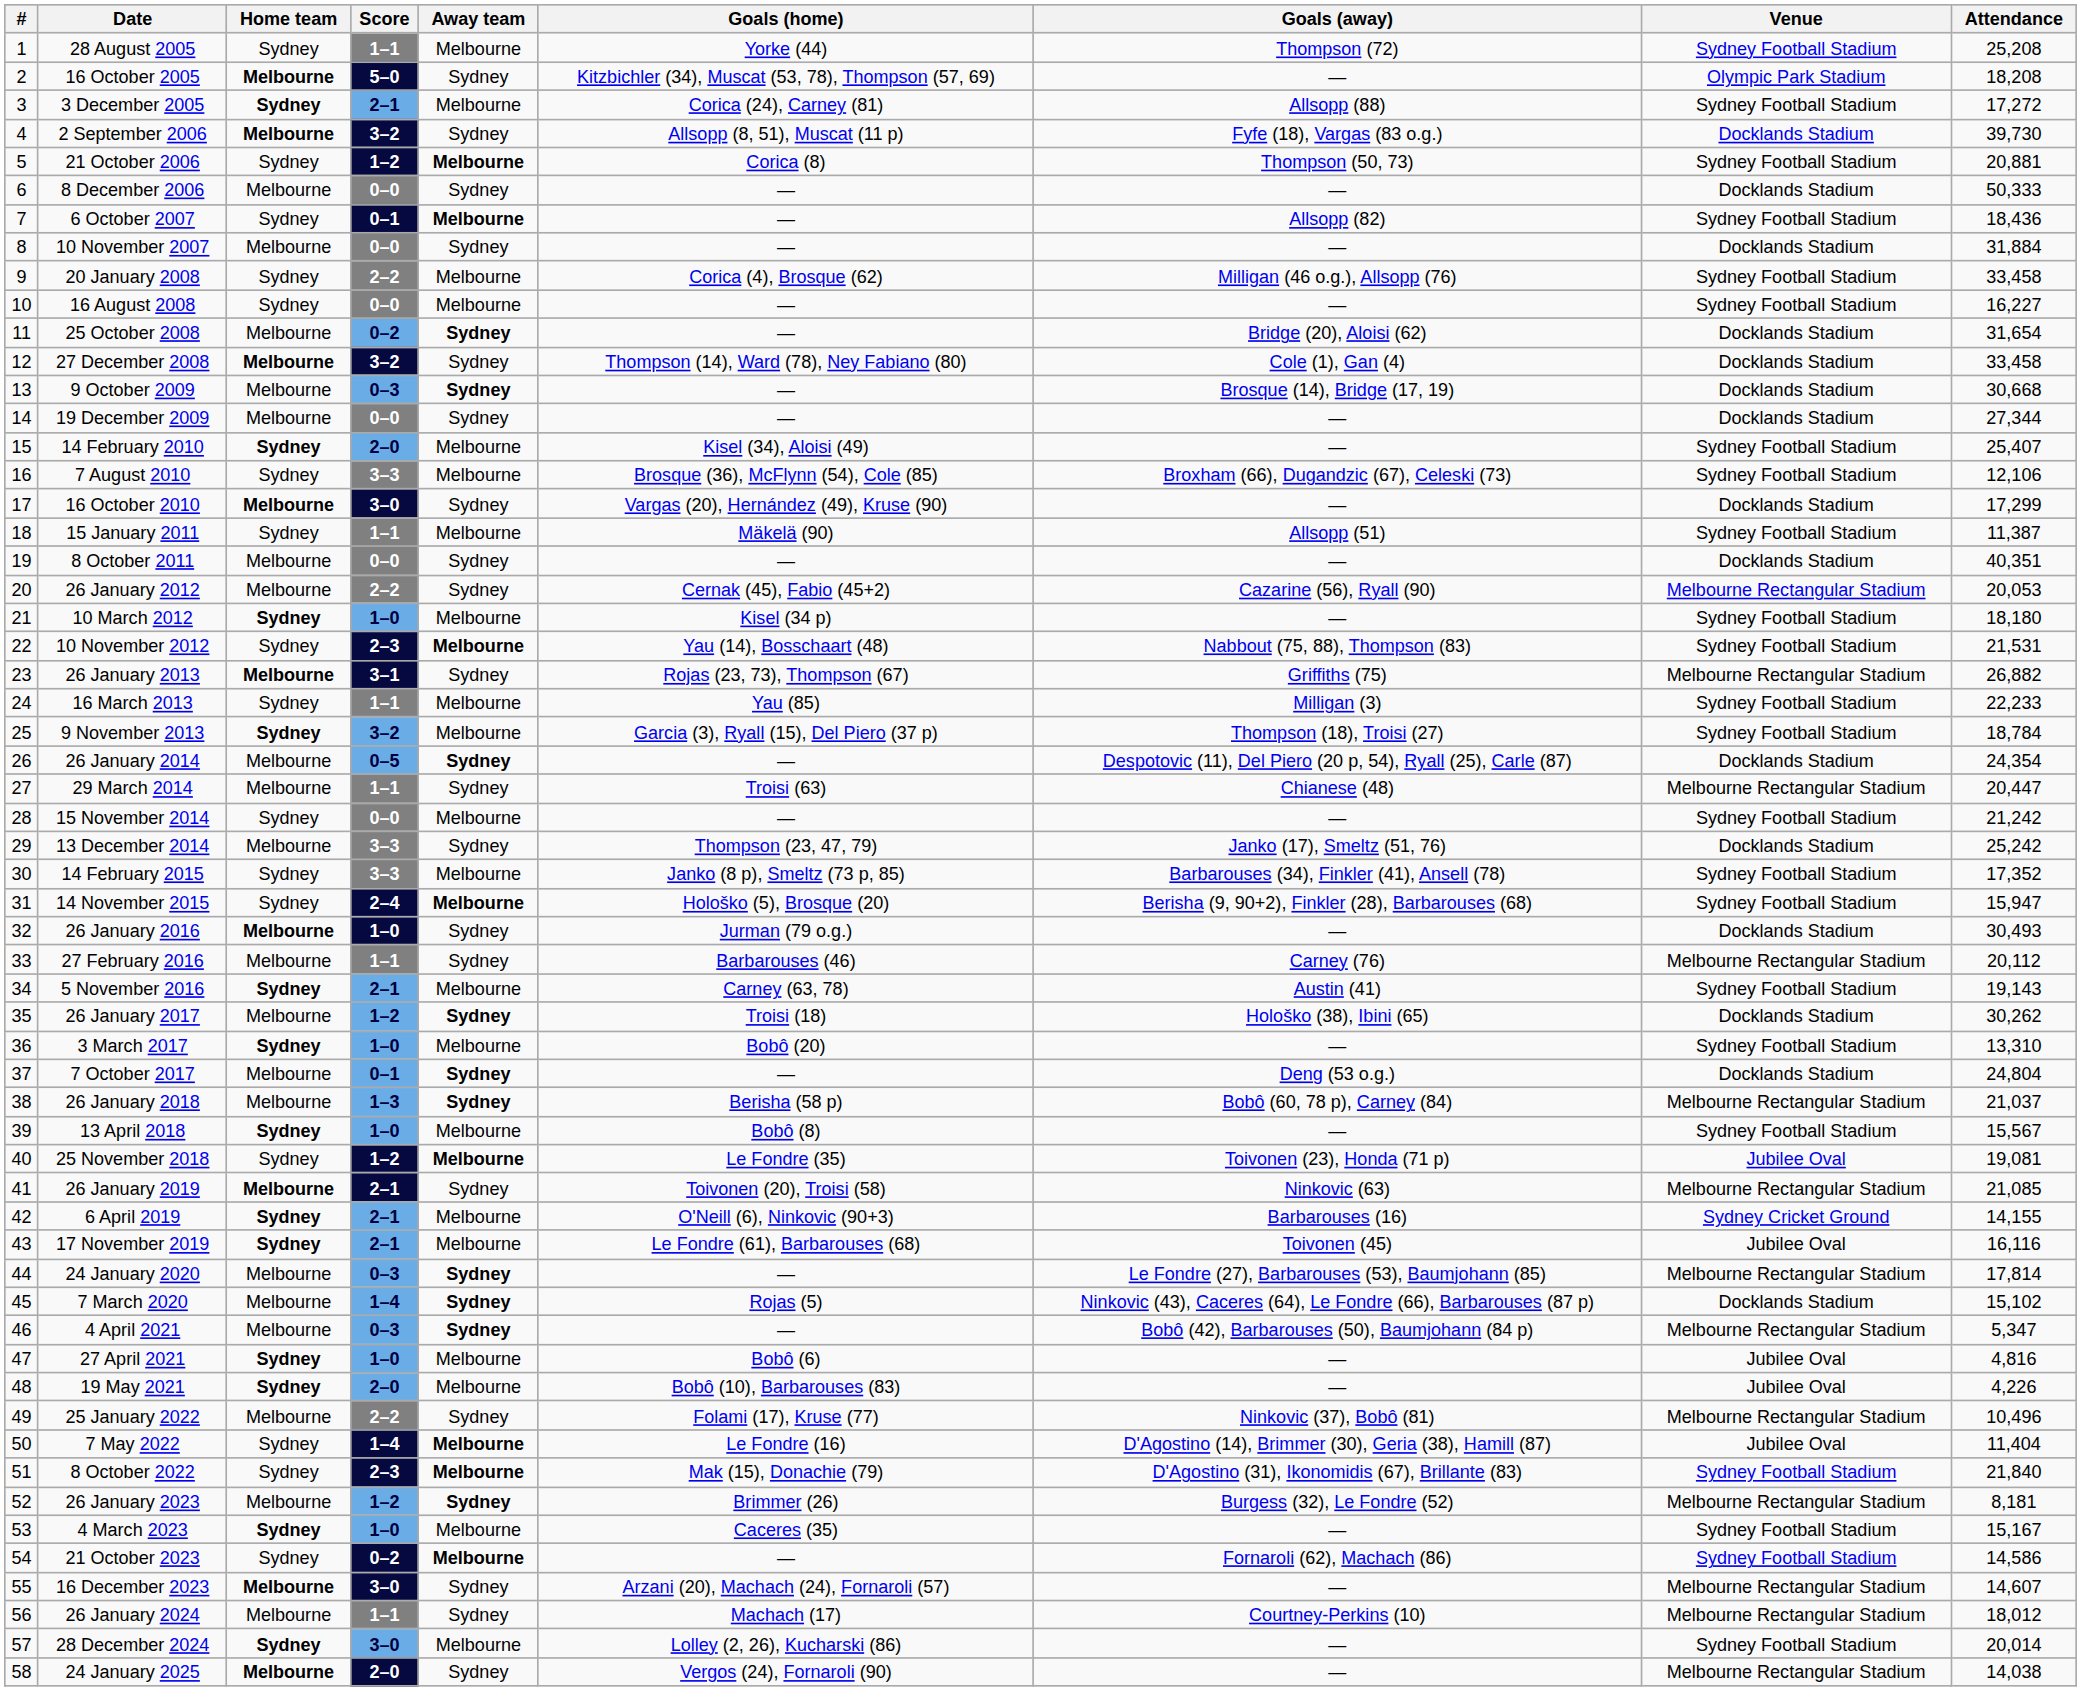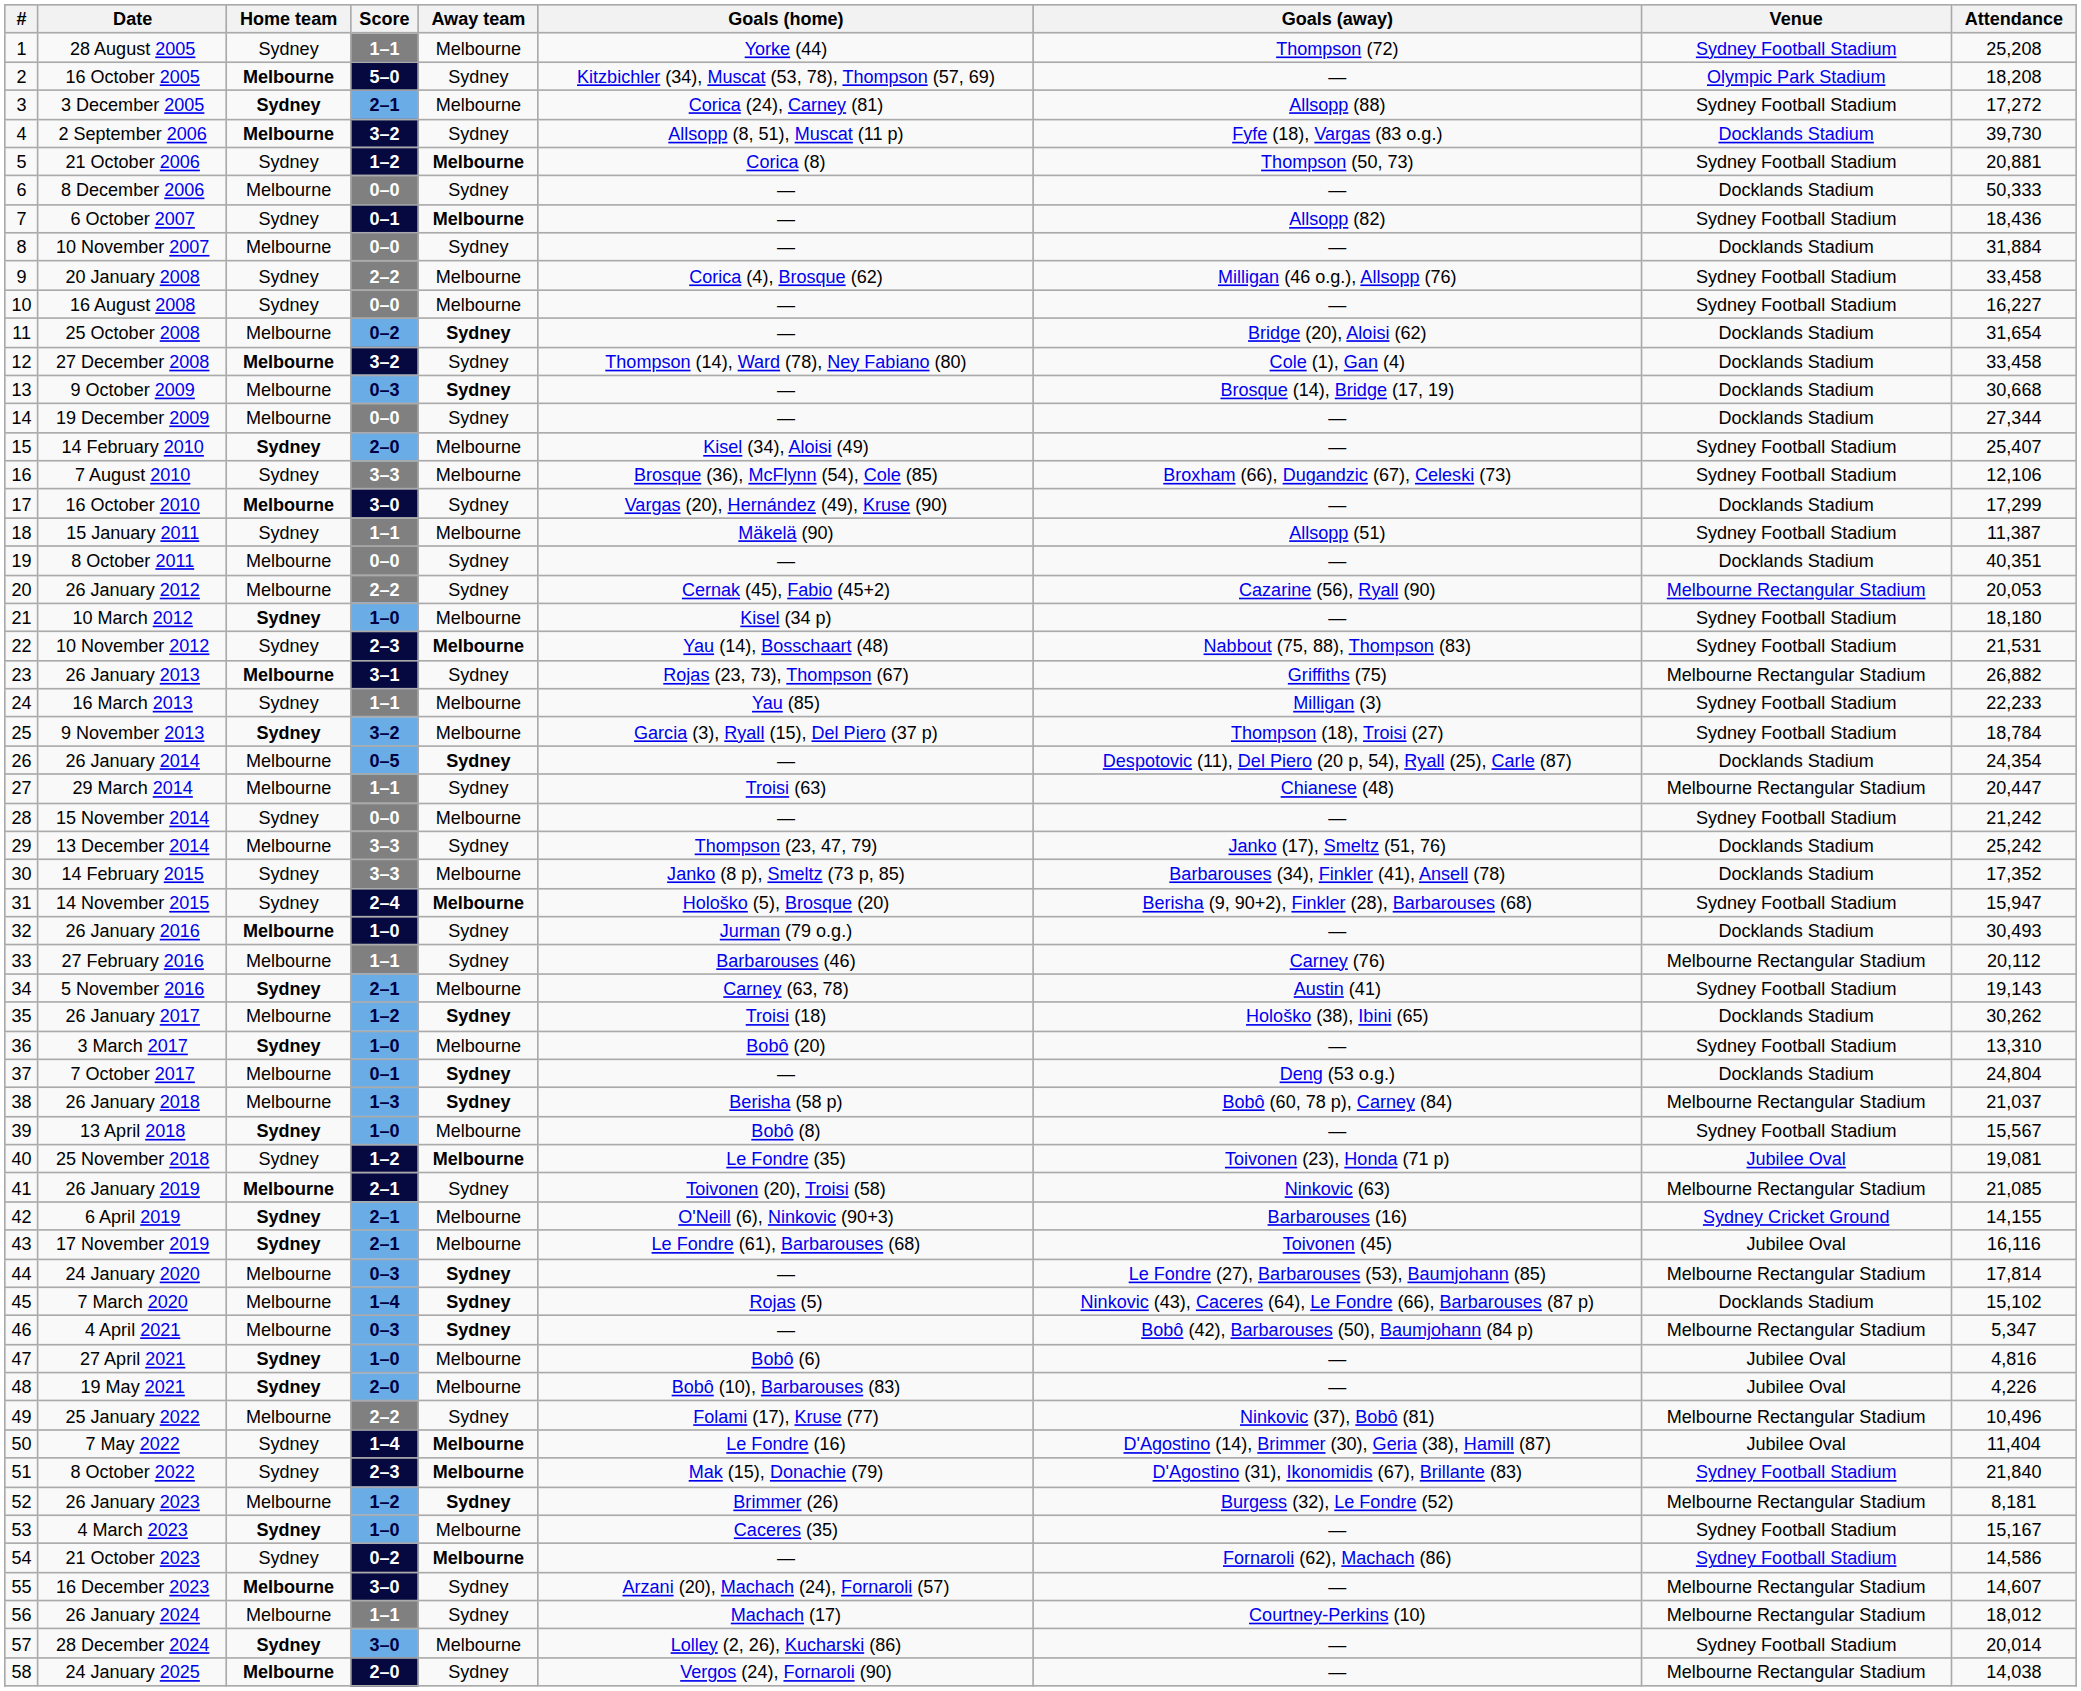(1796, 874) Sydney Football Stadium -> (1796, 874) Docklands Stadium
